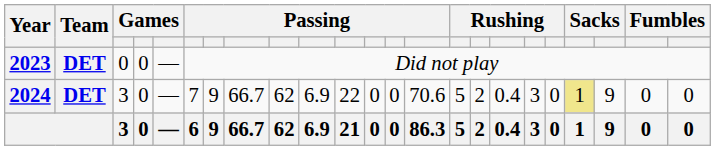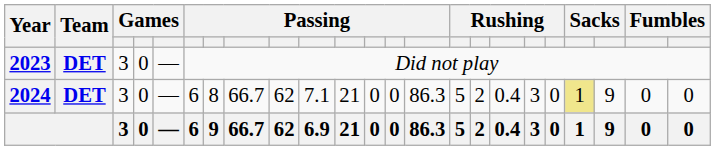(123, 63) 0 -> (123, 63) 3
(194, 95) 7 -> (194, 95) 6
(214, 95) 9 -> (214, 95) 8
(317, 95) 6.9 -> (317, 95) 7.1
(350, 95) 22 -> (350, 95) 21
(427, 95) 70.6 -> (427, 95) 86.3
